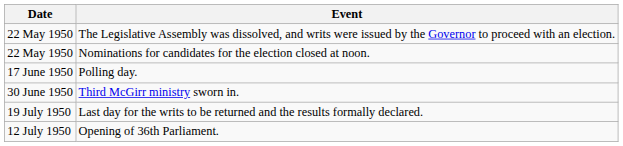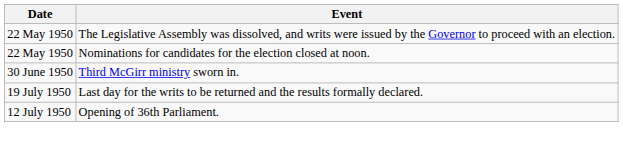- row: (108, 72)
